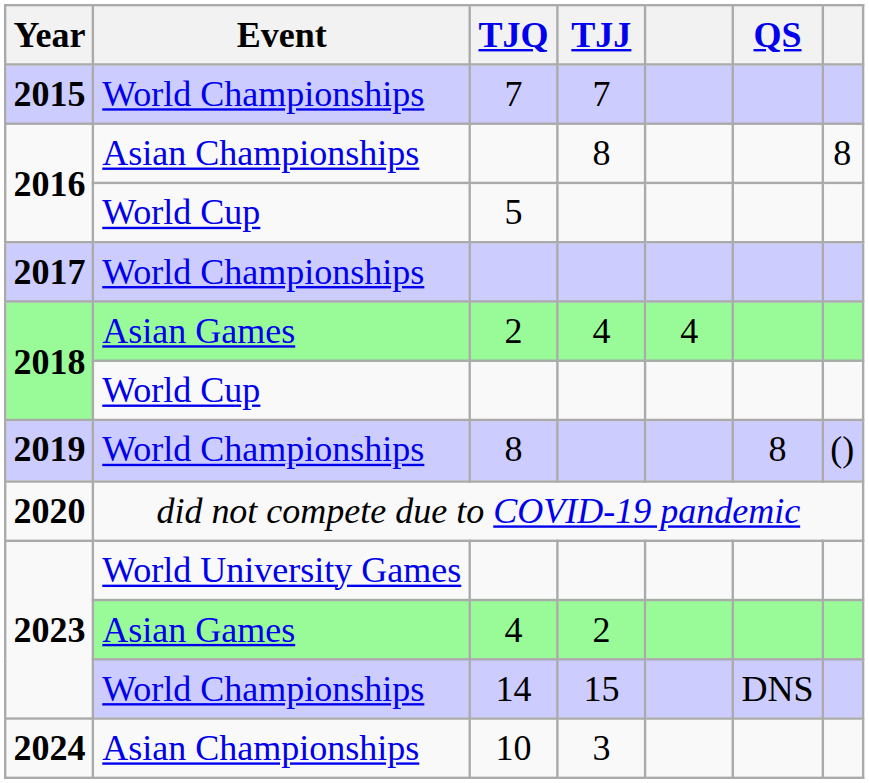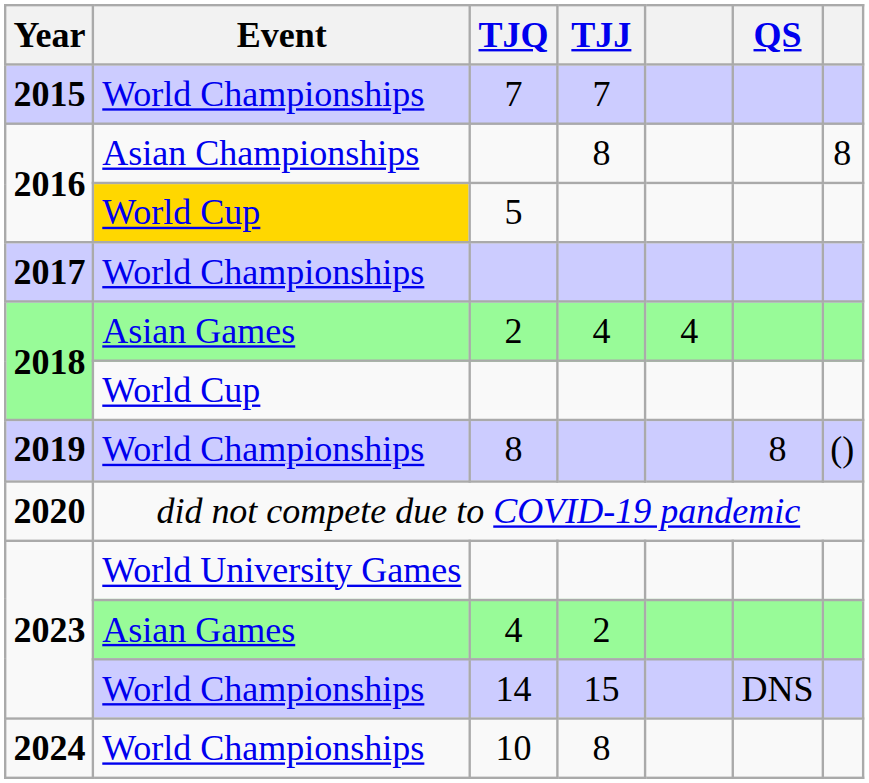(181, 212) no background -> (181, 212) gold background
(261, 747) Asian Championships -> (263, 747) World Championships
(601, 747) 3 -> (601, 747) 8
